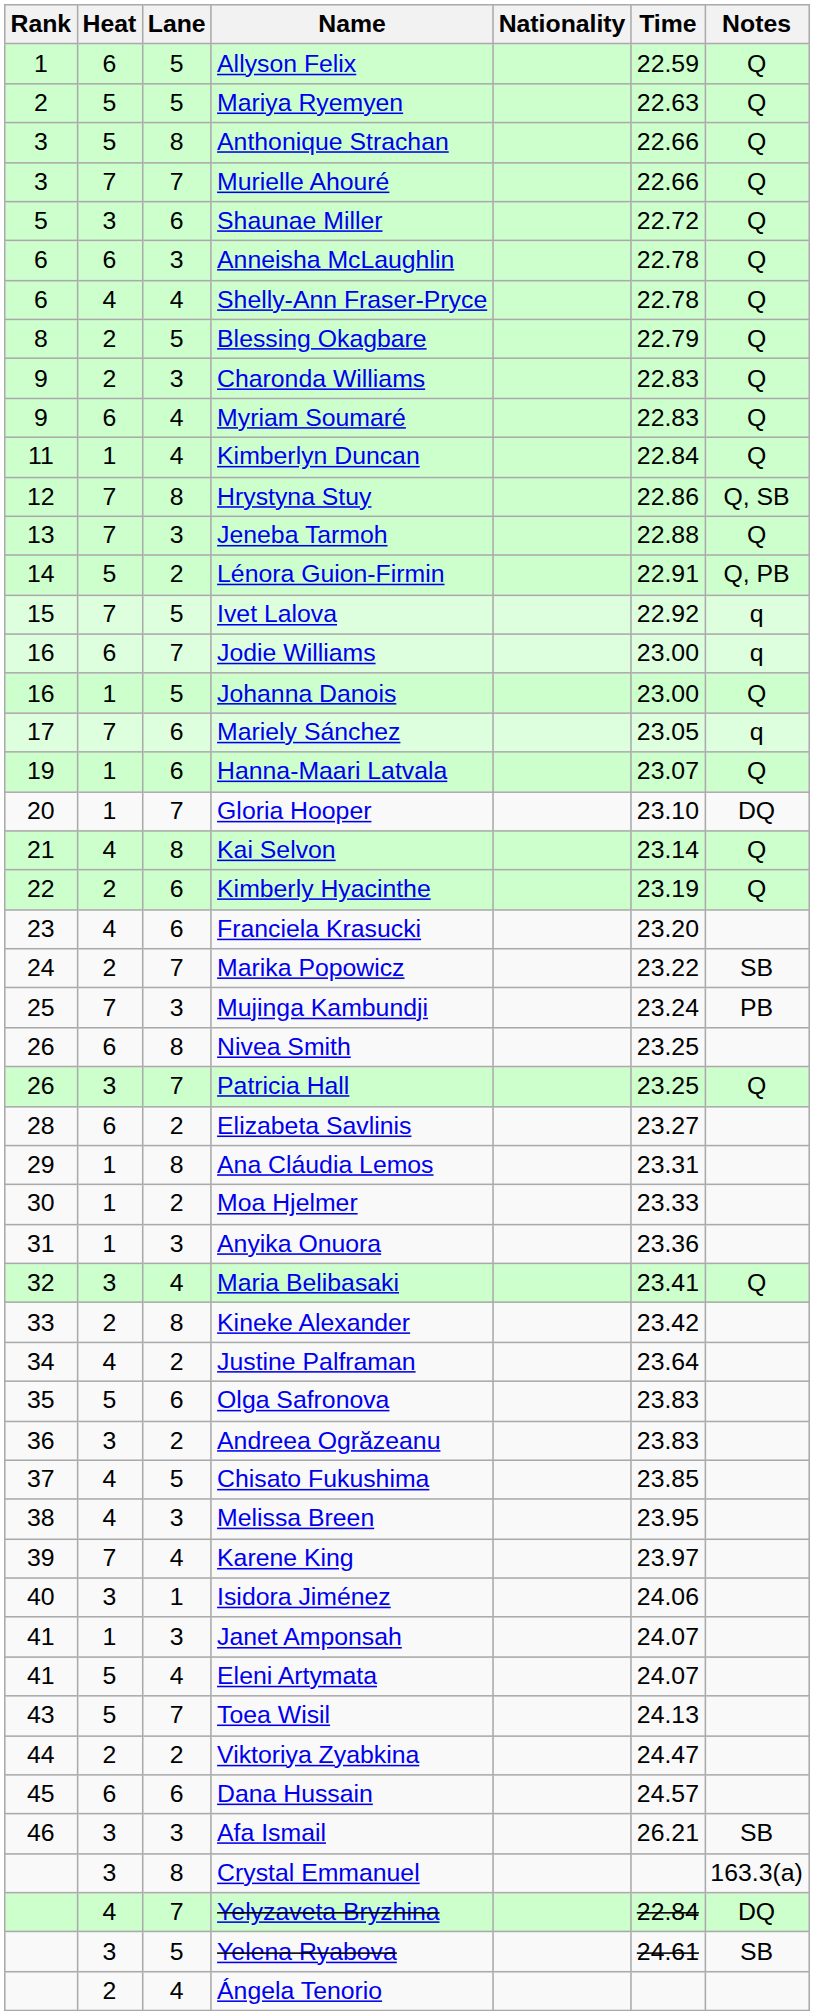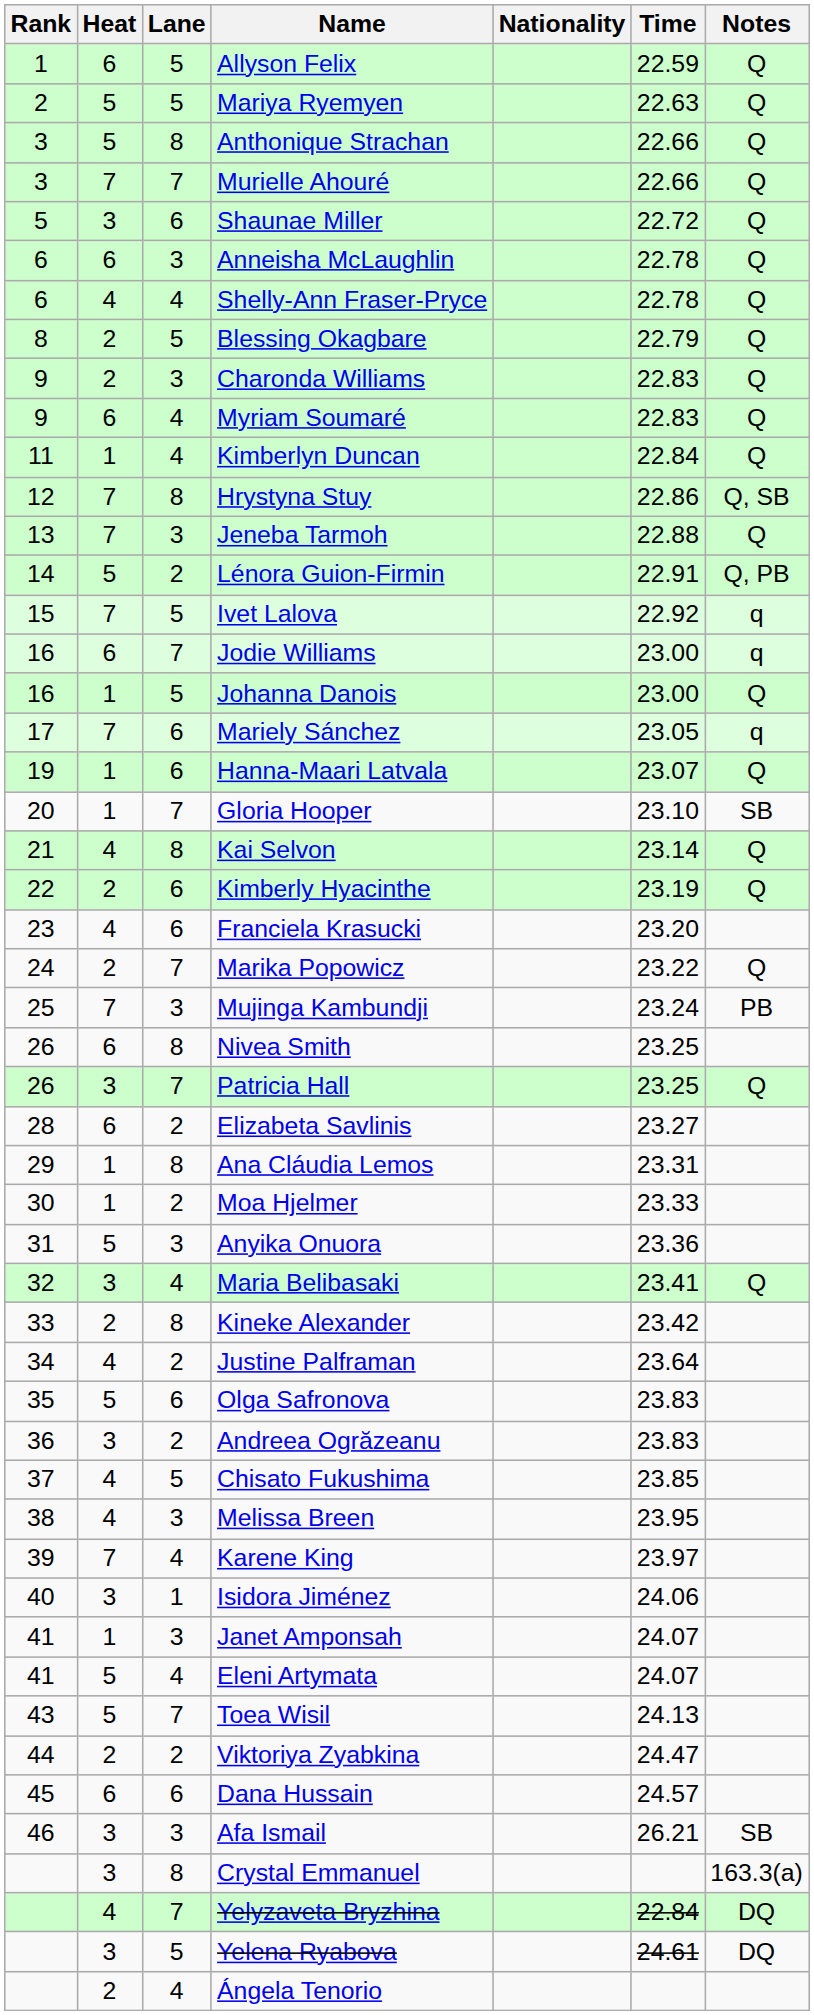(757, 810) DQ -> (757, 810) SB
(757, 968) SB -> (757, 968) Q
(109, 1243) 1 -> (109, 1243) 5
(757, 1951) SB -> (757, 1951) DQ
